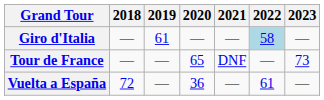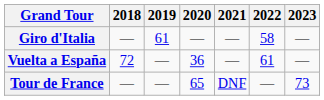(267, 38) lightblue background -> (267, 38) no background
rows swapped: (57, 60) <-> (57, 83)
